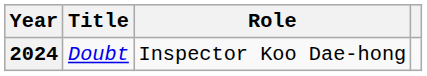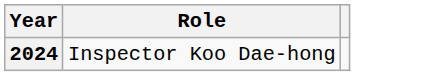- column: (98, 21)
